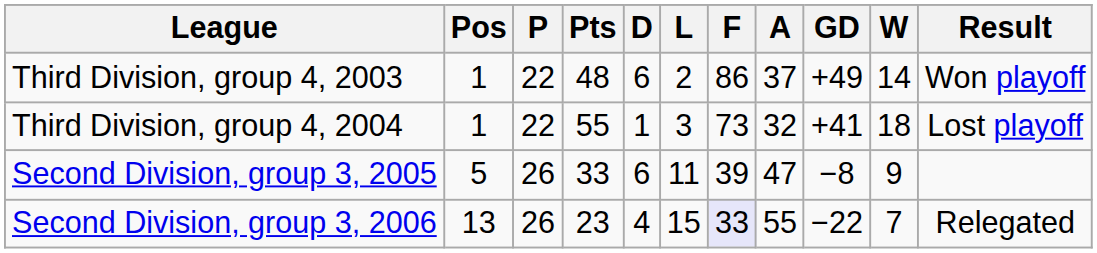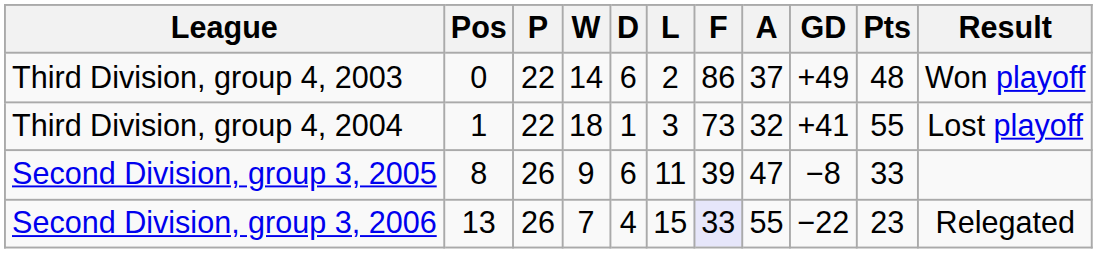columns swapped: (894, 28) <-> (593, 28)
(479, 77) 1 -> (479, 77) 0
(479, 174) 5 -> (479, 174) 8
